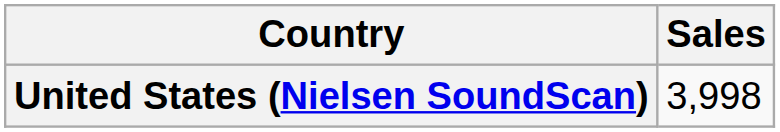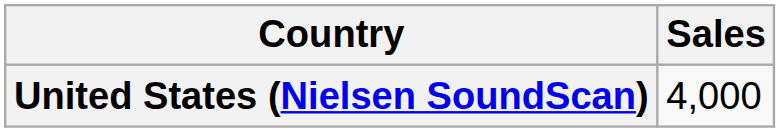(714, 95) 3,998 -> (714, 95) 4,000
